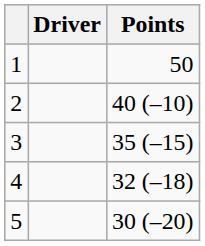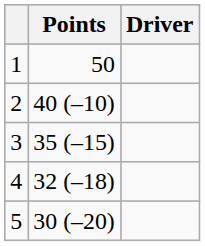columns swapped: (67, 24) <-> (153, 24)
